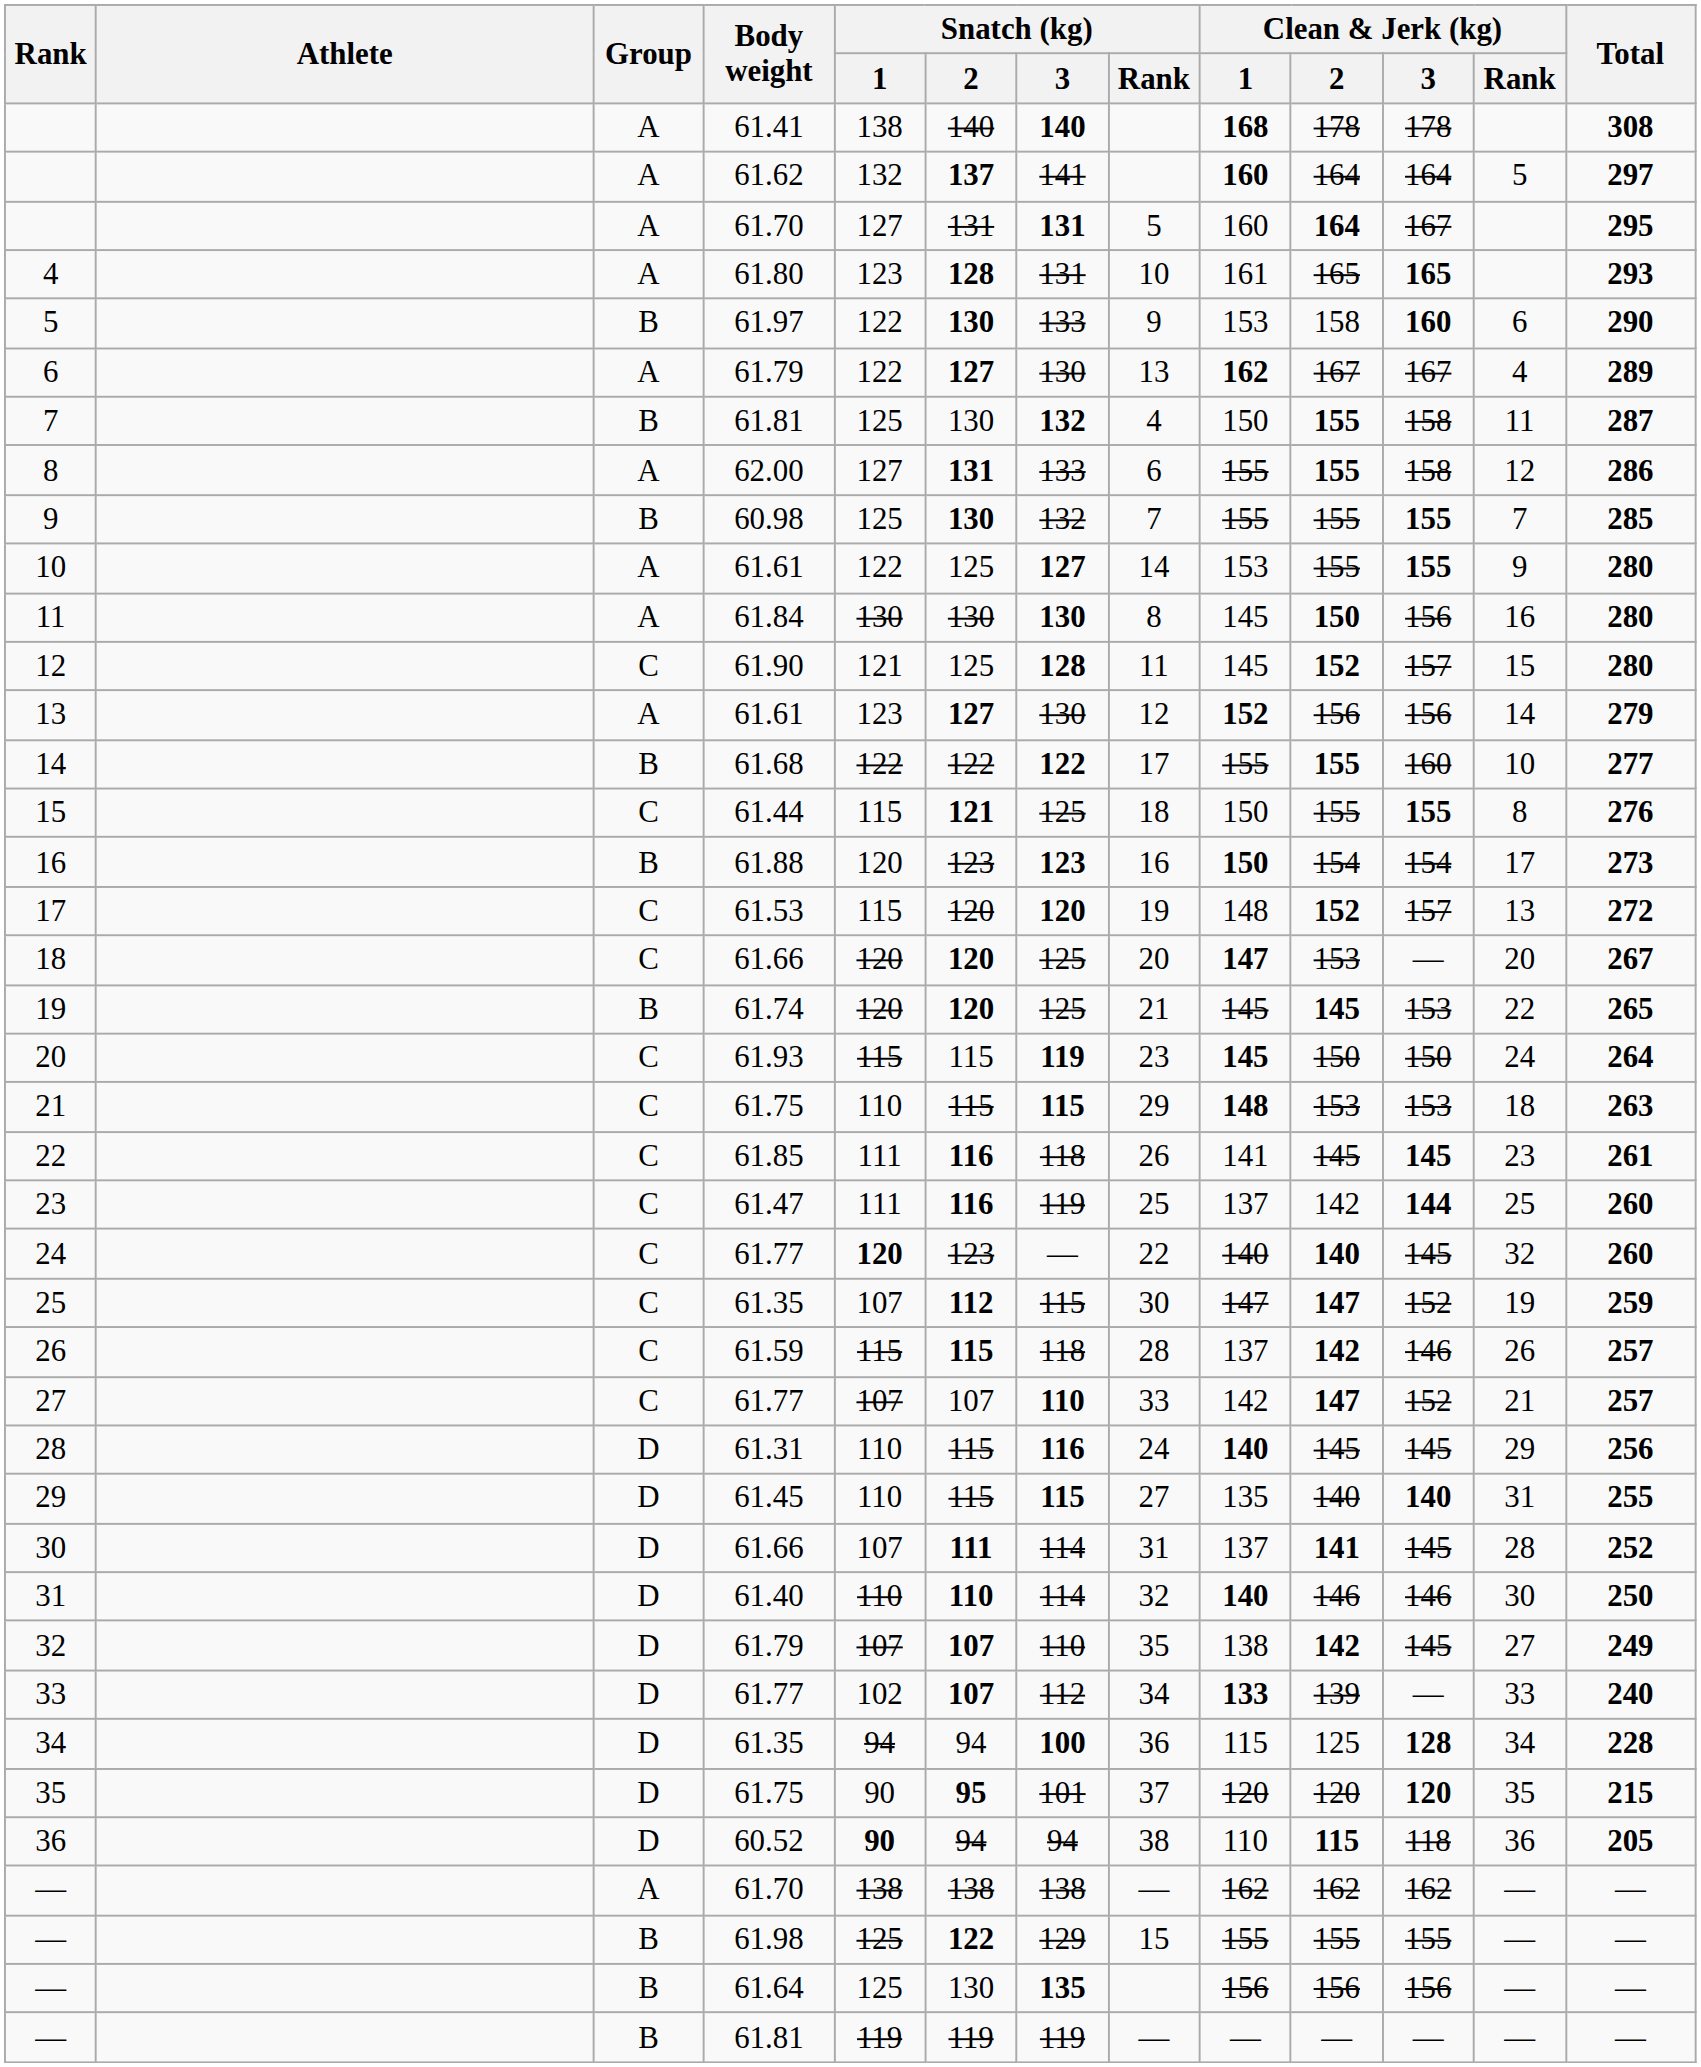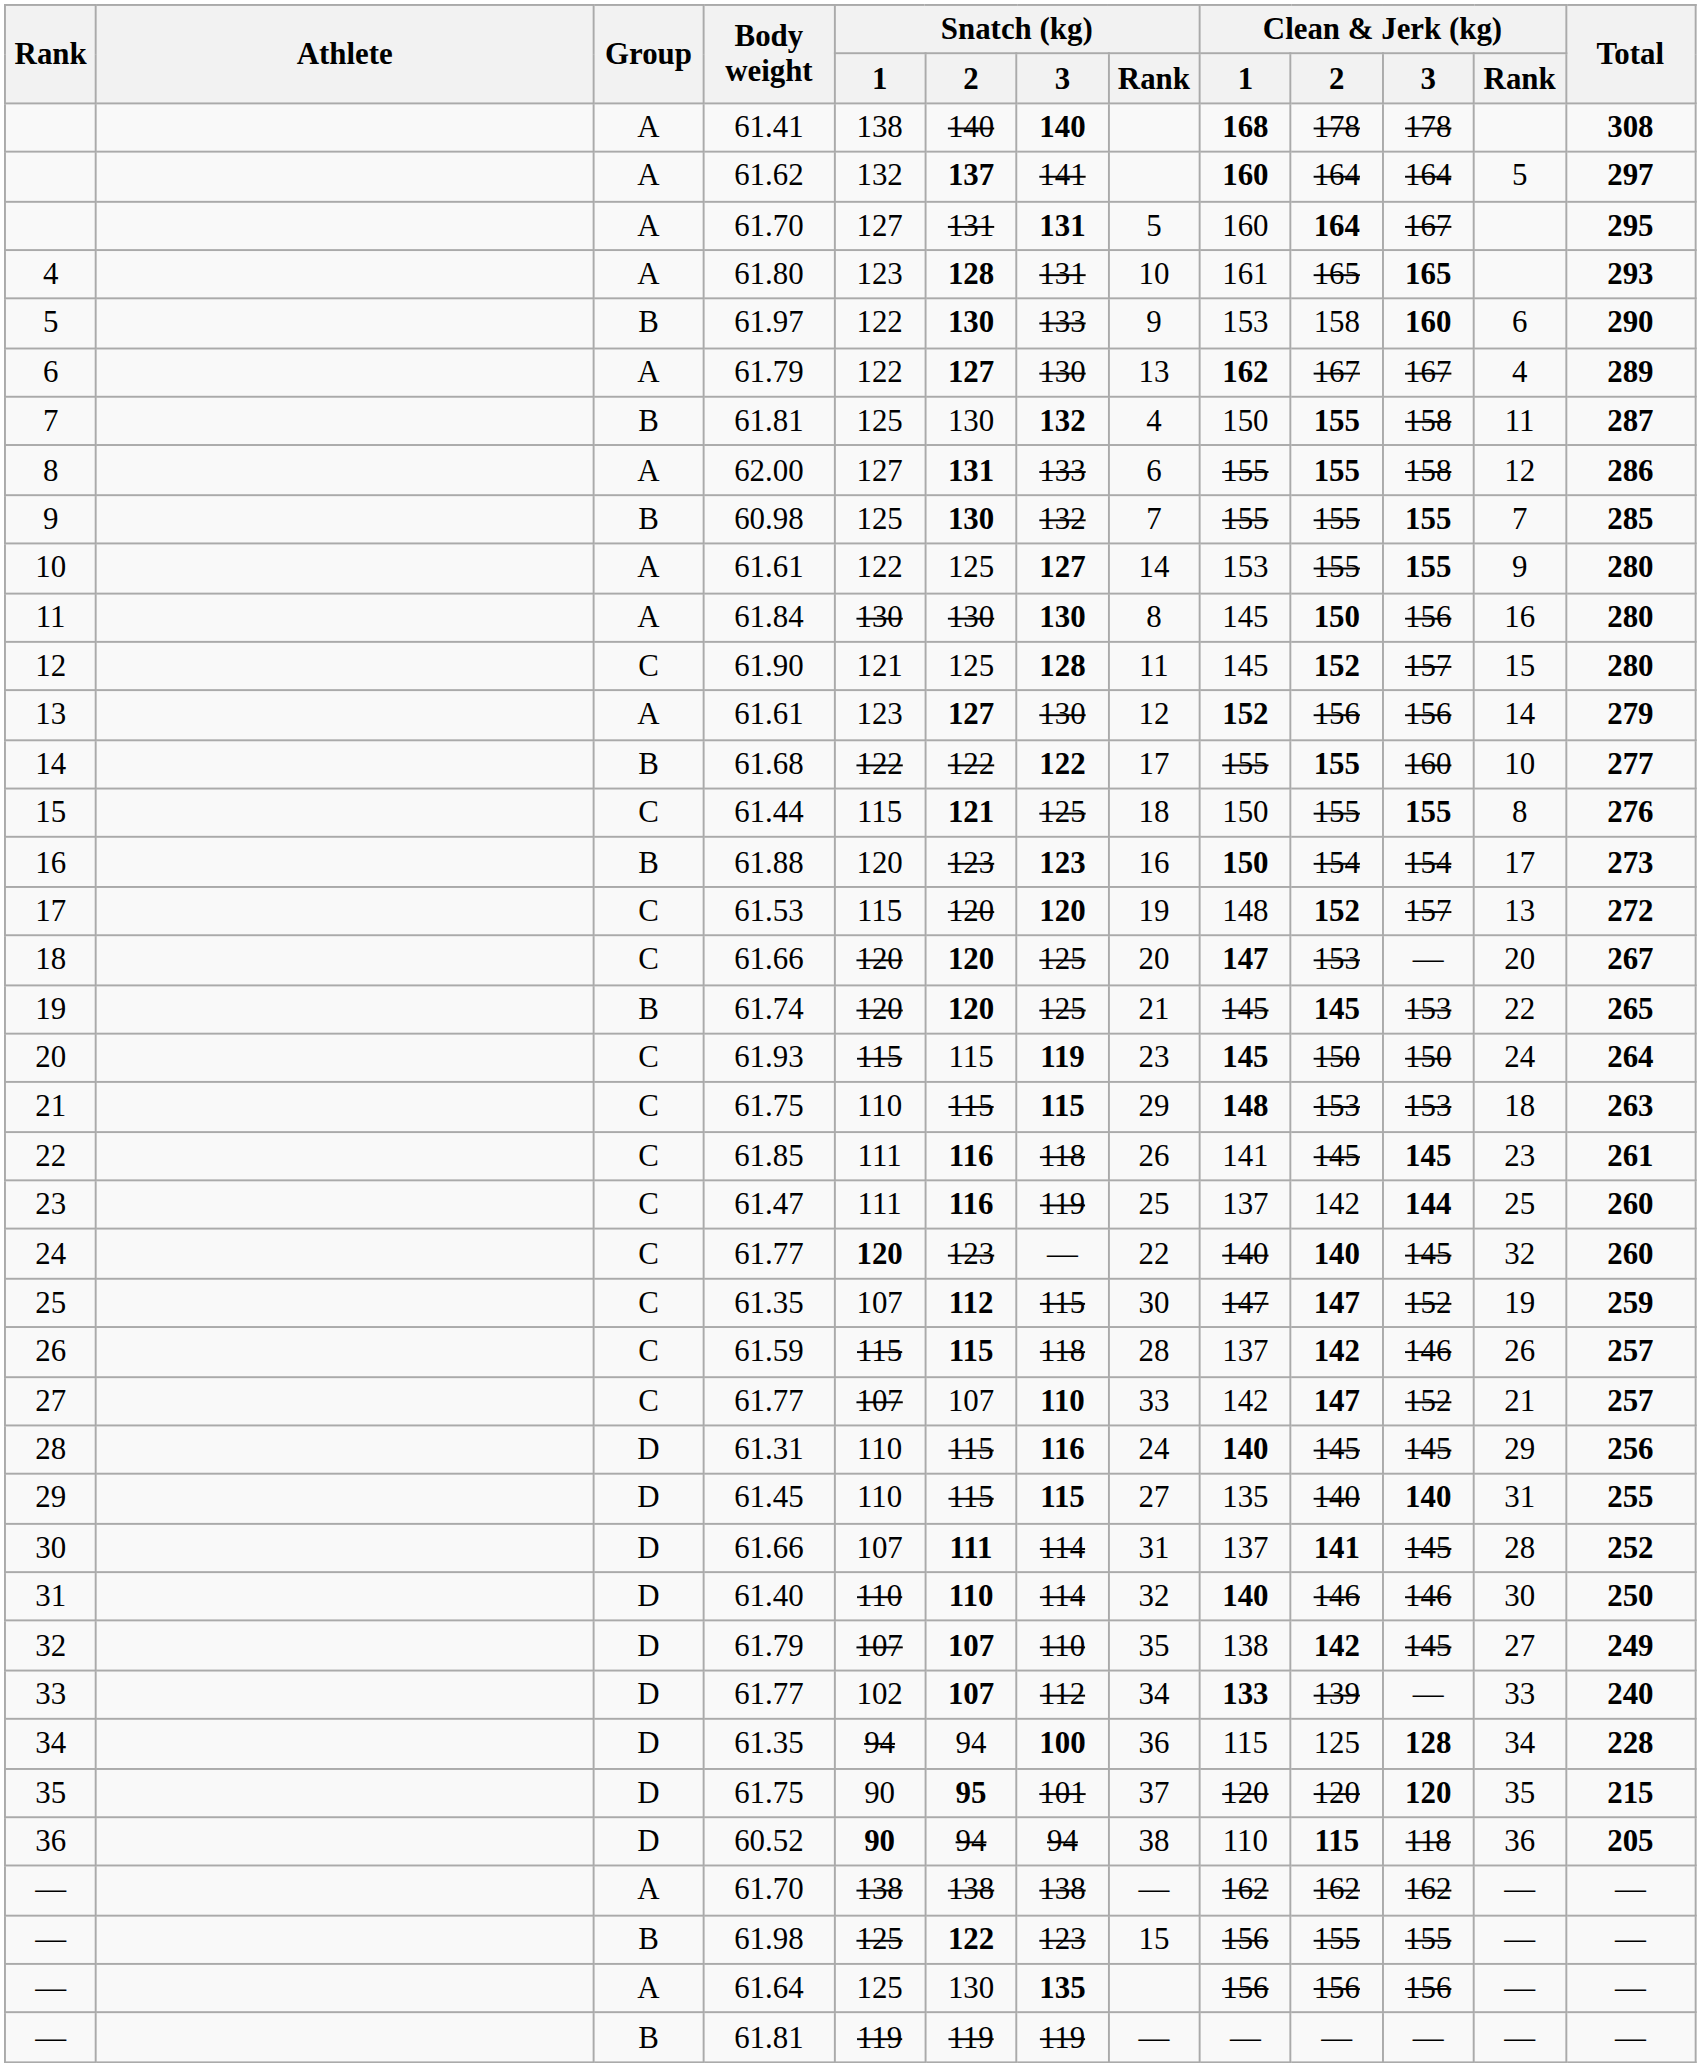(1062, 1938) 129 -> (1062, 1938) 123
(1245, 1938) 155 -> (1245, 1938) 156
(648, 1987) B -> (648, 1987) A
